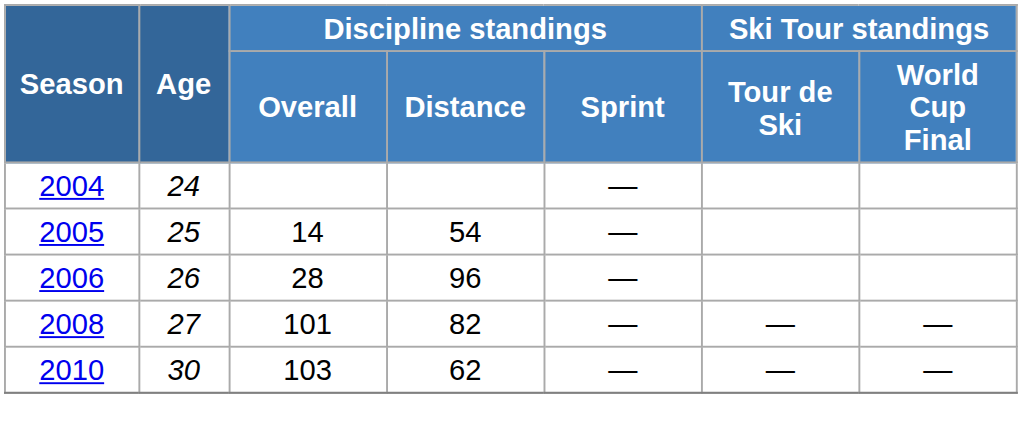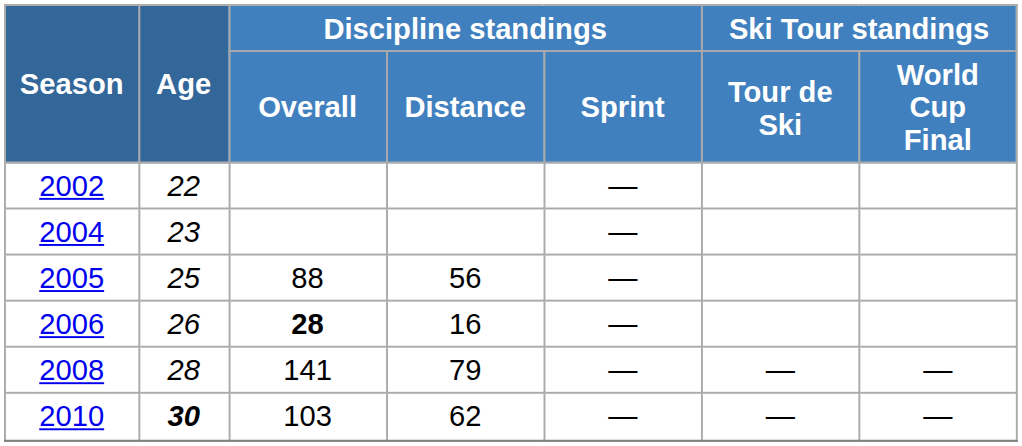+ row: (72, 186)
(184, 186) 24 -> (184, 232) 23
(308, 232) 14 -> (308, 278) 88
(465, 232) 54 -> (465, 278) 56
(308, 278) normal -> (308, 325) bold
(465, 278) 96 -> (465, 325) 16
(184, 325) 27 -> (184, 371) 28
(308, 325) 101 -> (308, 371) 141
(465, 325) 82 -> (465, 371) 79
(184, 371) normal -> (184, 417) bold
